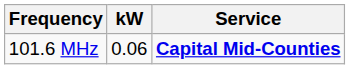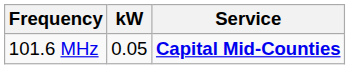(129, 48) 0.06 -> (129, 48) 0.05
